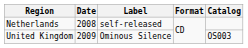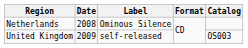(131, 24) self-released -> (135, 24) Ominous Silence
(135, 37) Ominous Silence -> (131, 37) self-released
